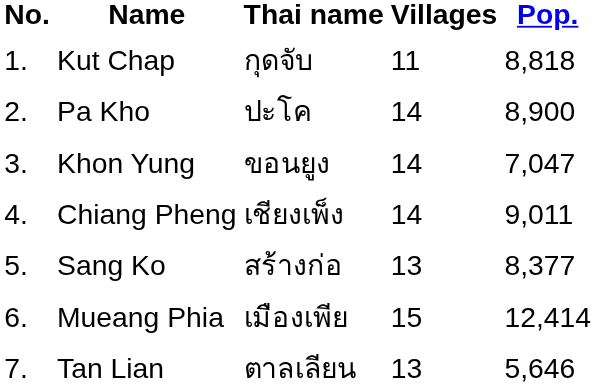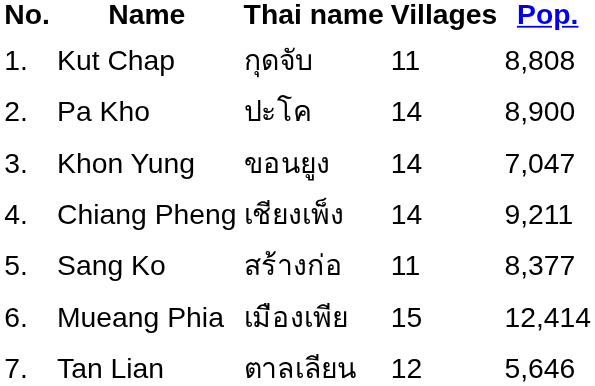(540, 59) 8,818 -> (540, 59) 8,808
(539, 213) 9,011 -> (539, 213) 9,211
(407, 265) 13 -> (405, 265) 11
(407, 367) 13 -> (407, 367) 12
